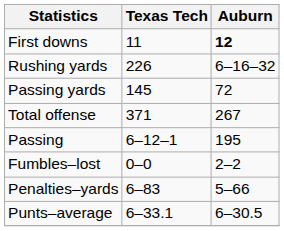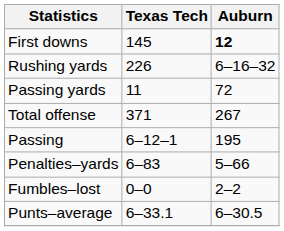(134, 41) 11 -> (139, 41) 145
(139, 90) 145 -> (134, 90) 11
rows swapped: (54, 164) <-> (63, 189)
